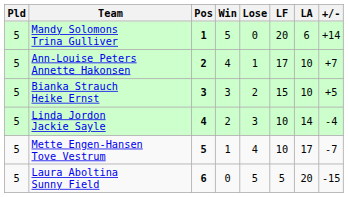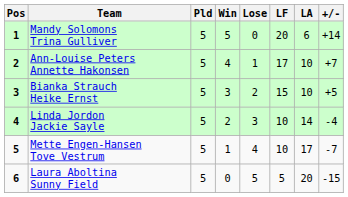columns swapped: (204, 13) <-> (17, 13)
